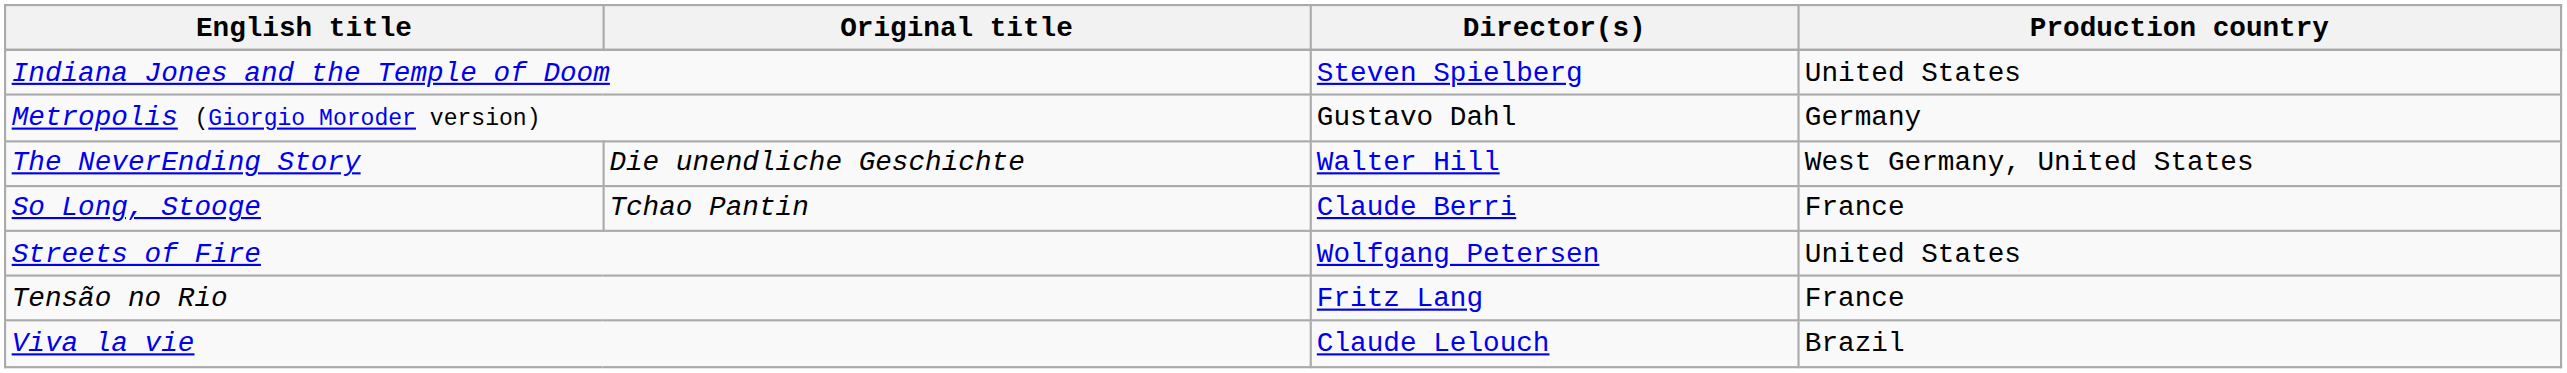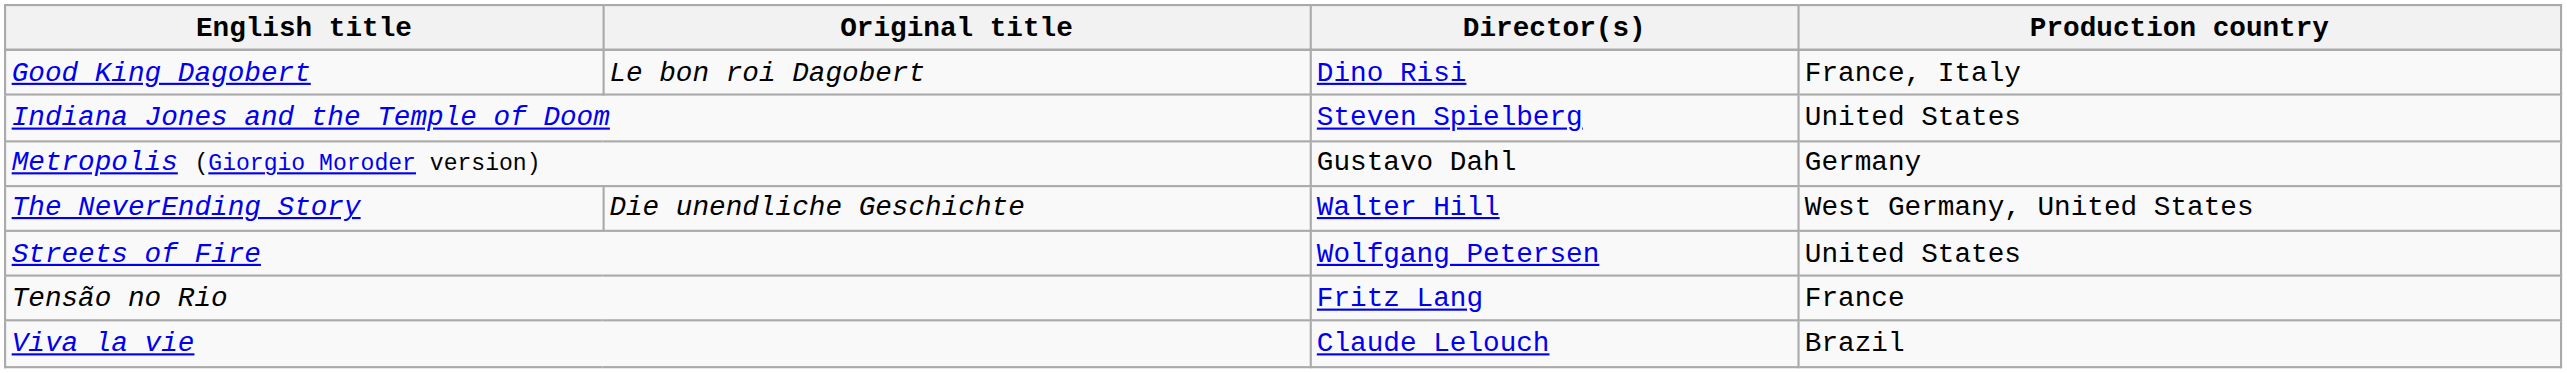+ row: (161, 73)
- row: (136, 208)
